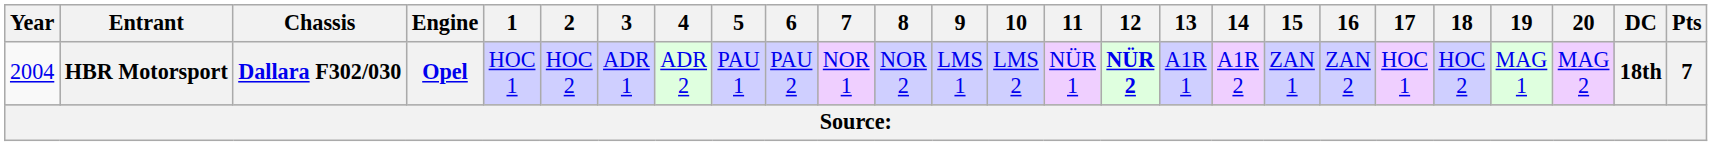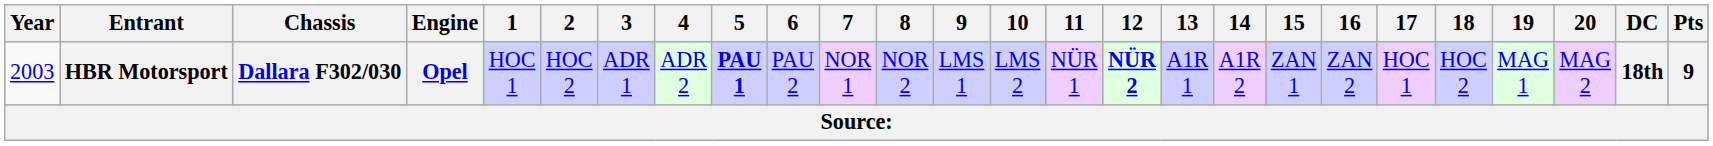(32, 72) 2004 -> (32, 72) 2003
(739, 72) normal -> (739, 72) bold
(1687, 72) 7 -> (1688, 72) 9
